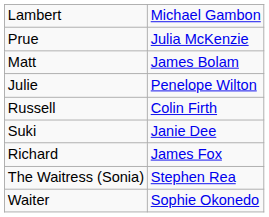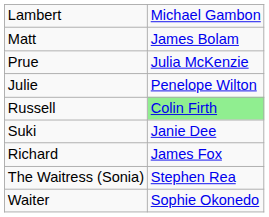rows swapped: (22, 62) <-> (23, 39)
(184, 108) no background -> (184, 108) lightgreen background
